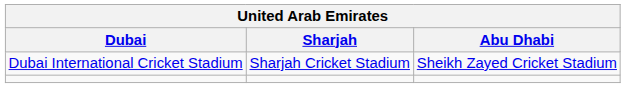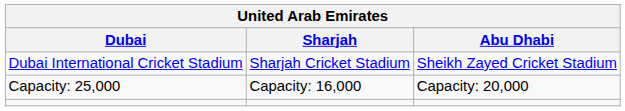+ row: (64, 87)
